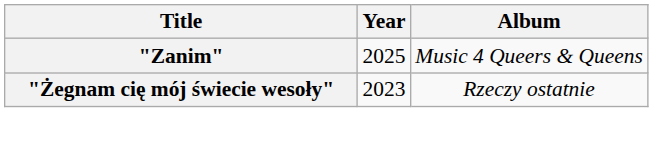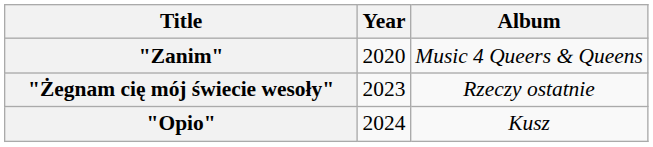(384, 55) 2025 -> (384, 55) 2020
+ row: (181, 123)
